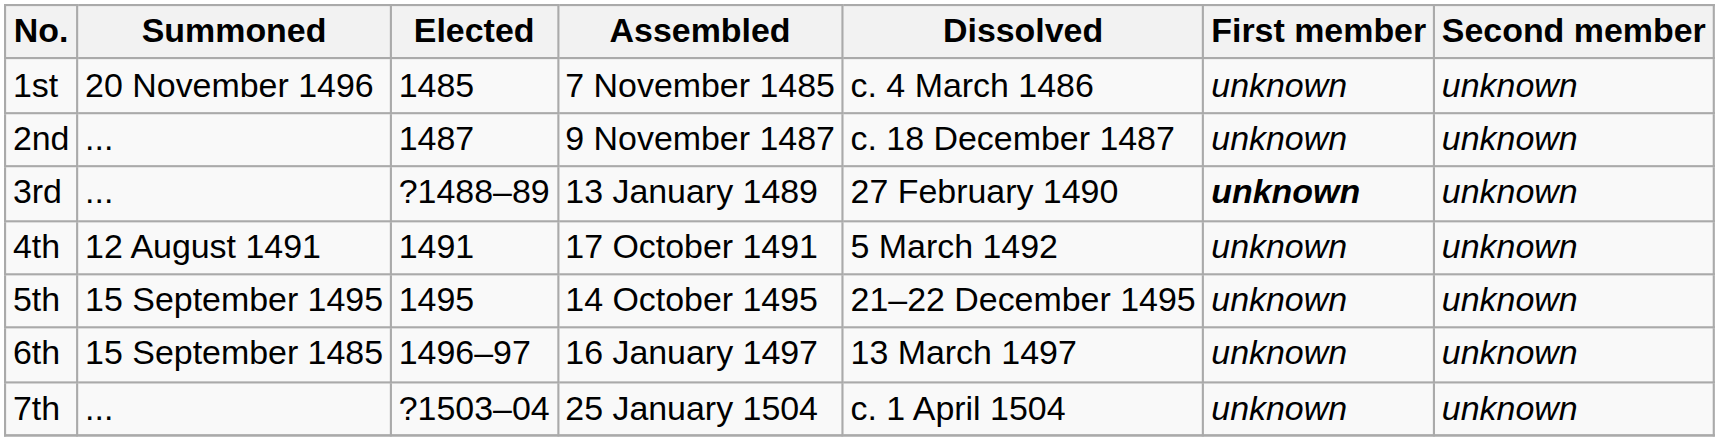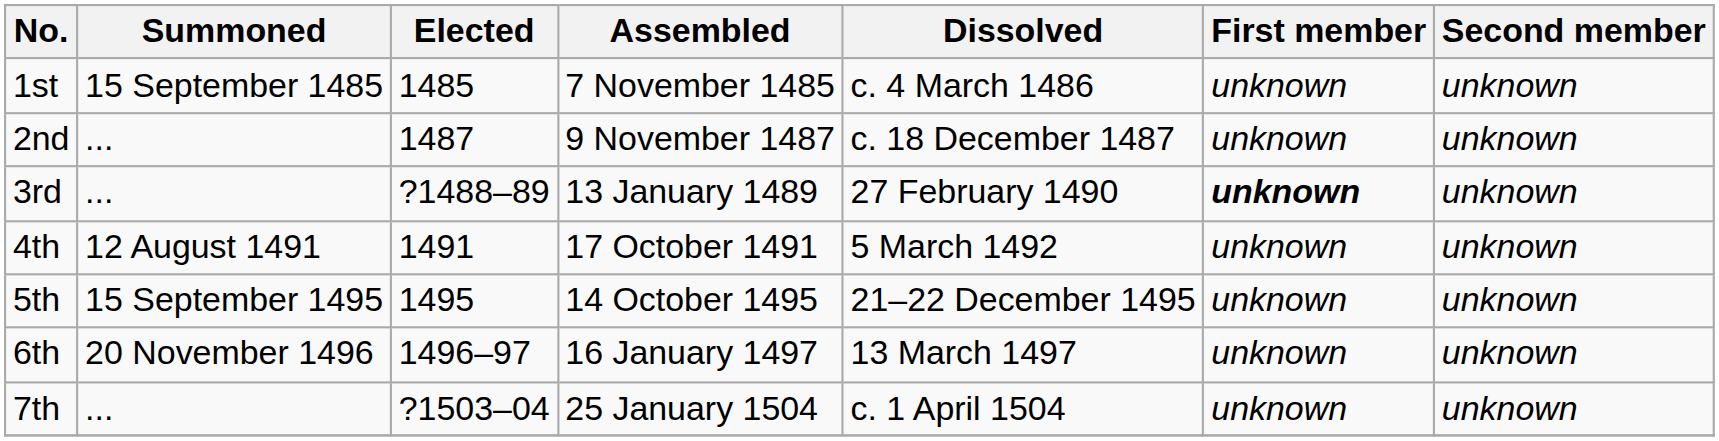(229, 85) 20 November 1496 -> (234, 85) 15 September 1485
(234, 354) 15 September 1485 -> (229, 354) 20 November 1496
